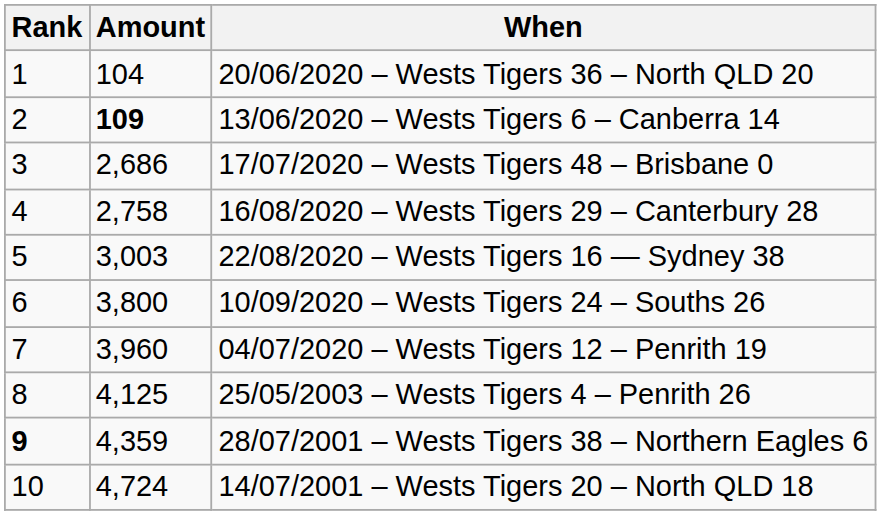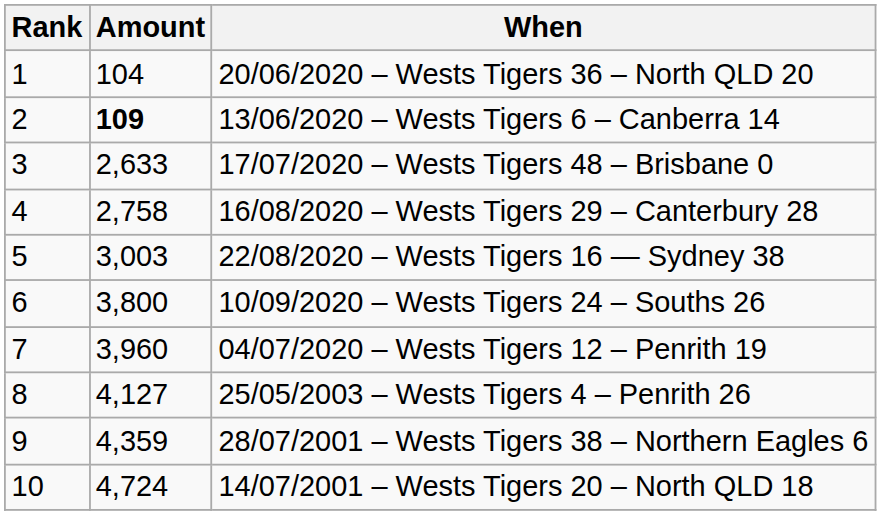(132, 165) 2,686 -> (132, 165) 2,633
(132, 394) 4,125 -> (132, 394) 4,127
(20, 440) bold -> (20, 440) normal
